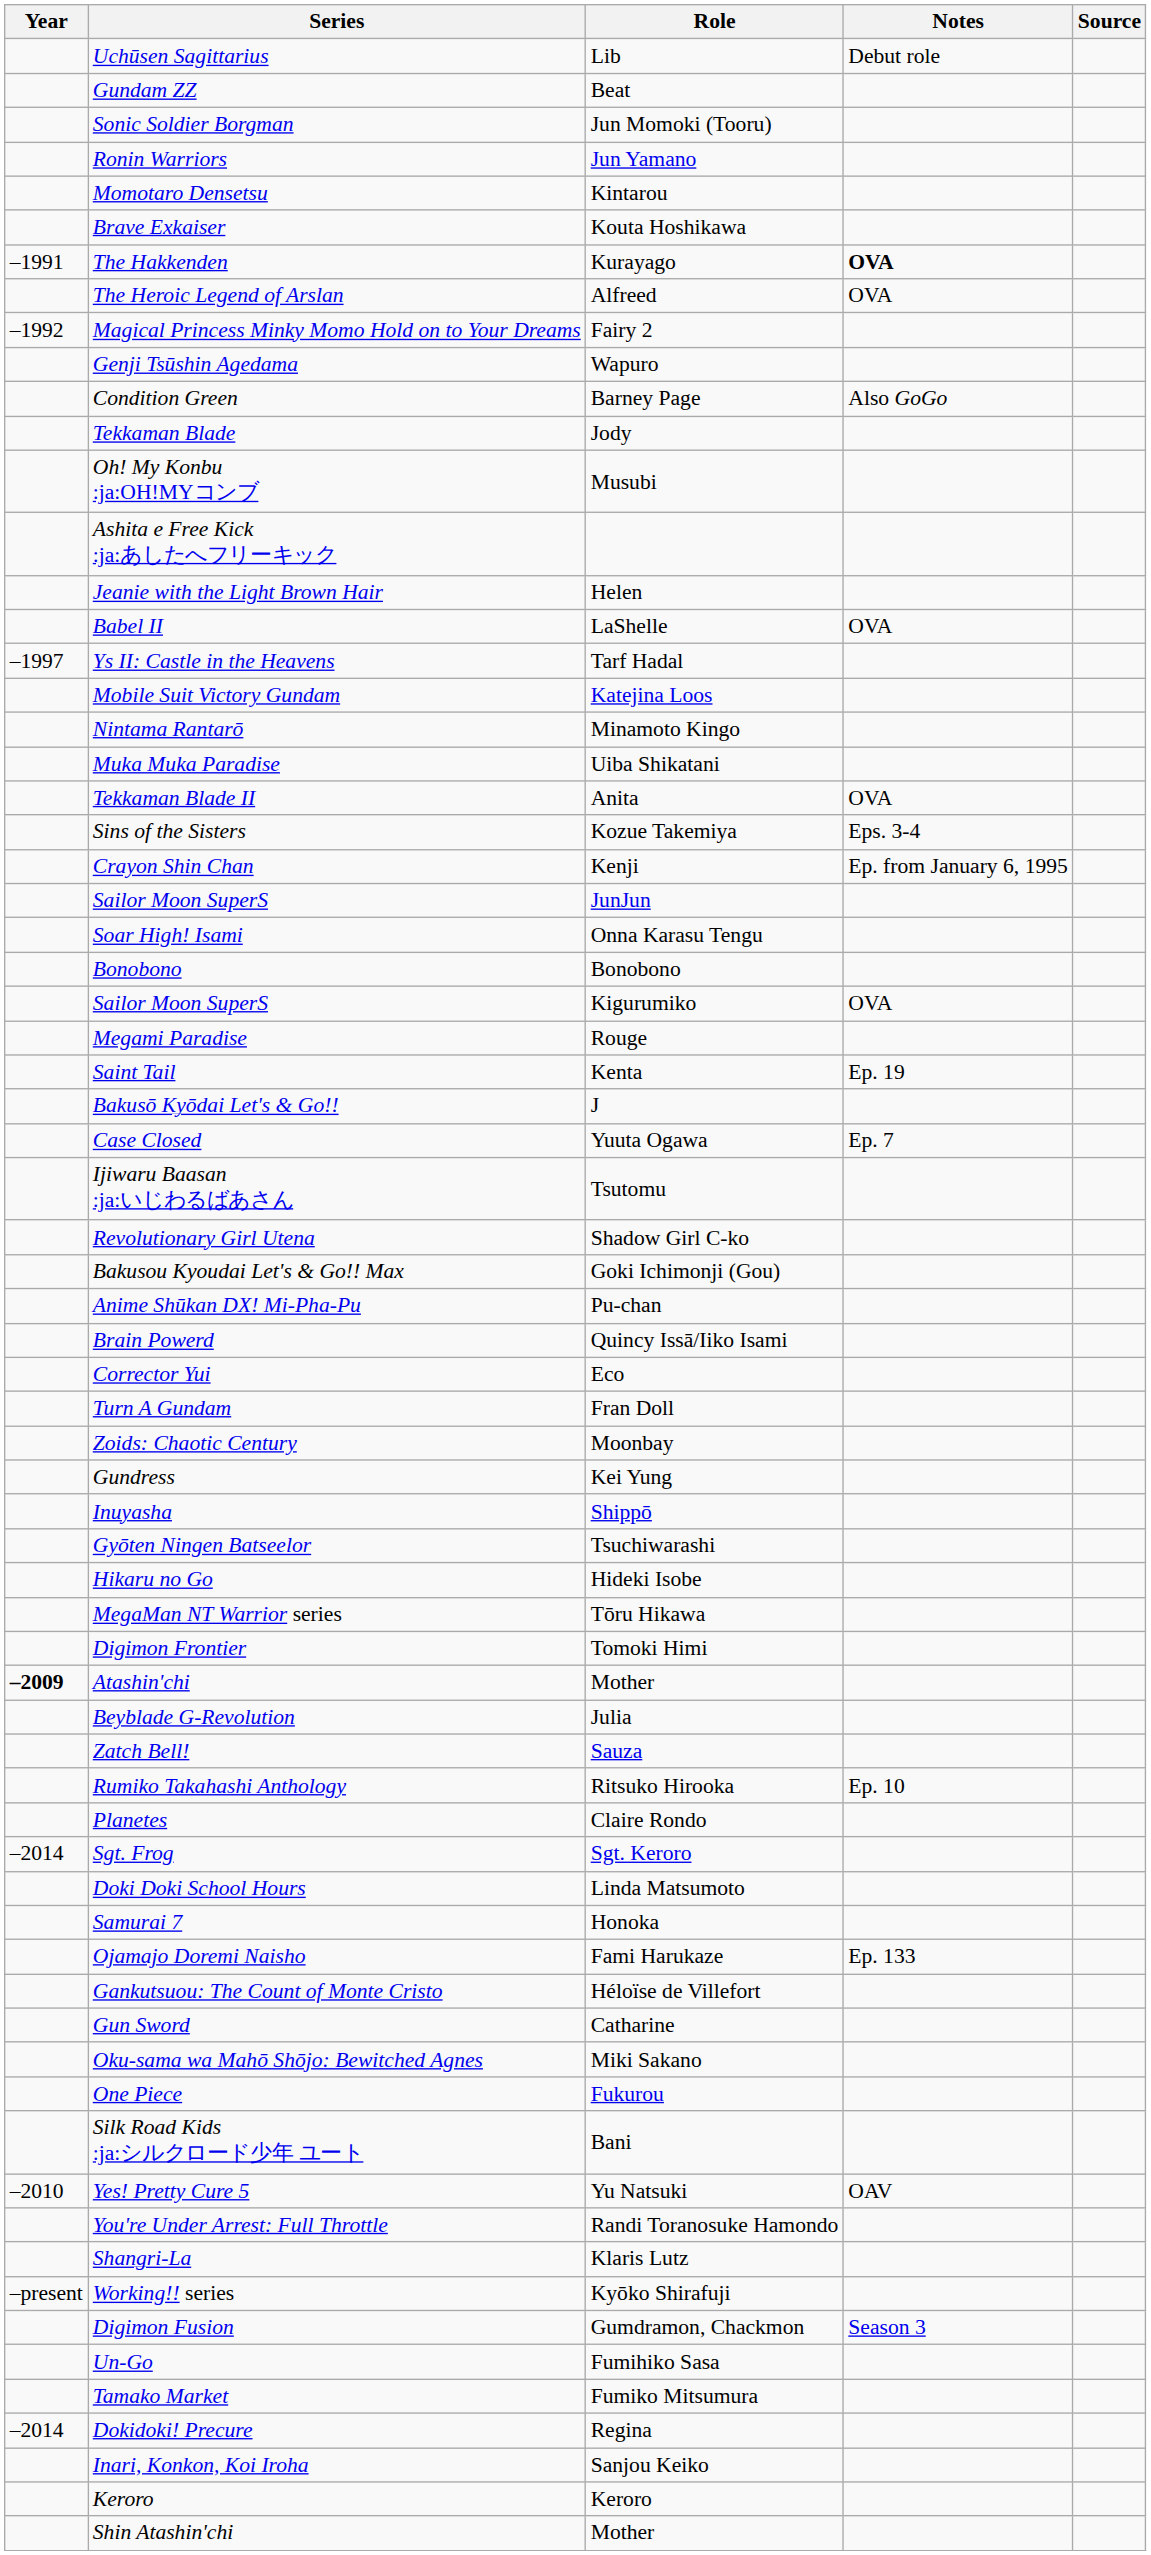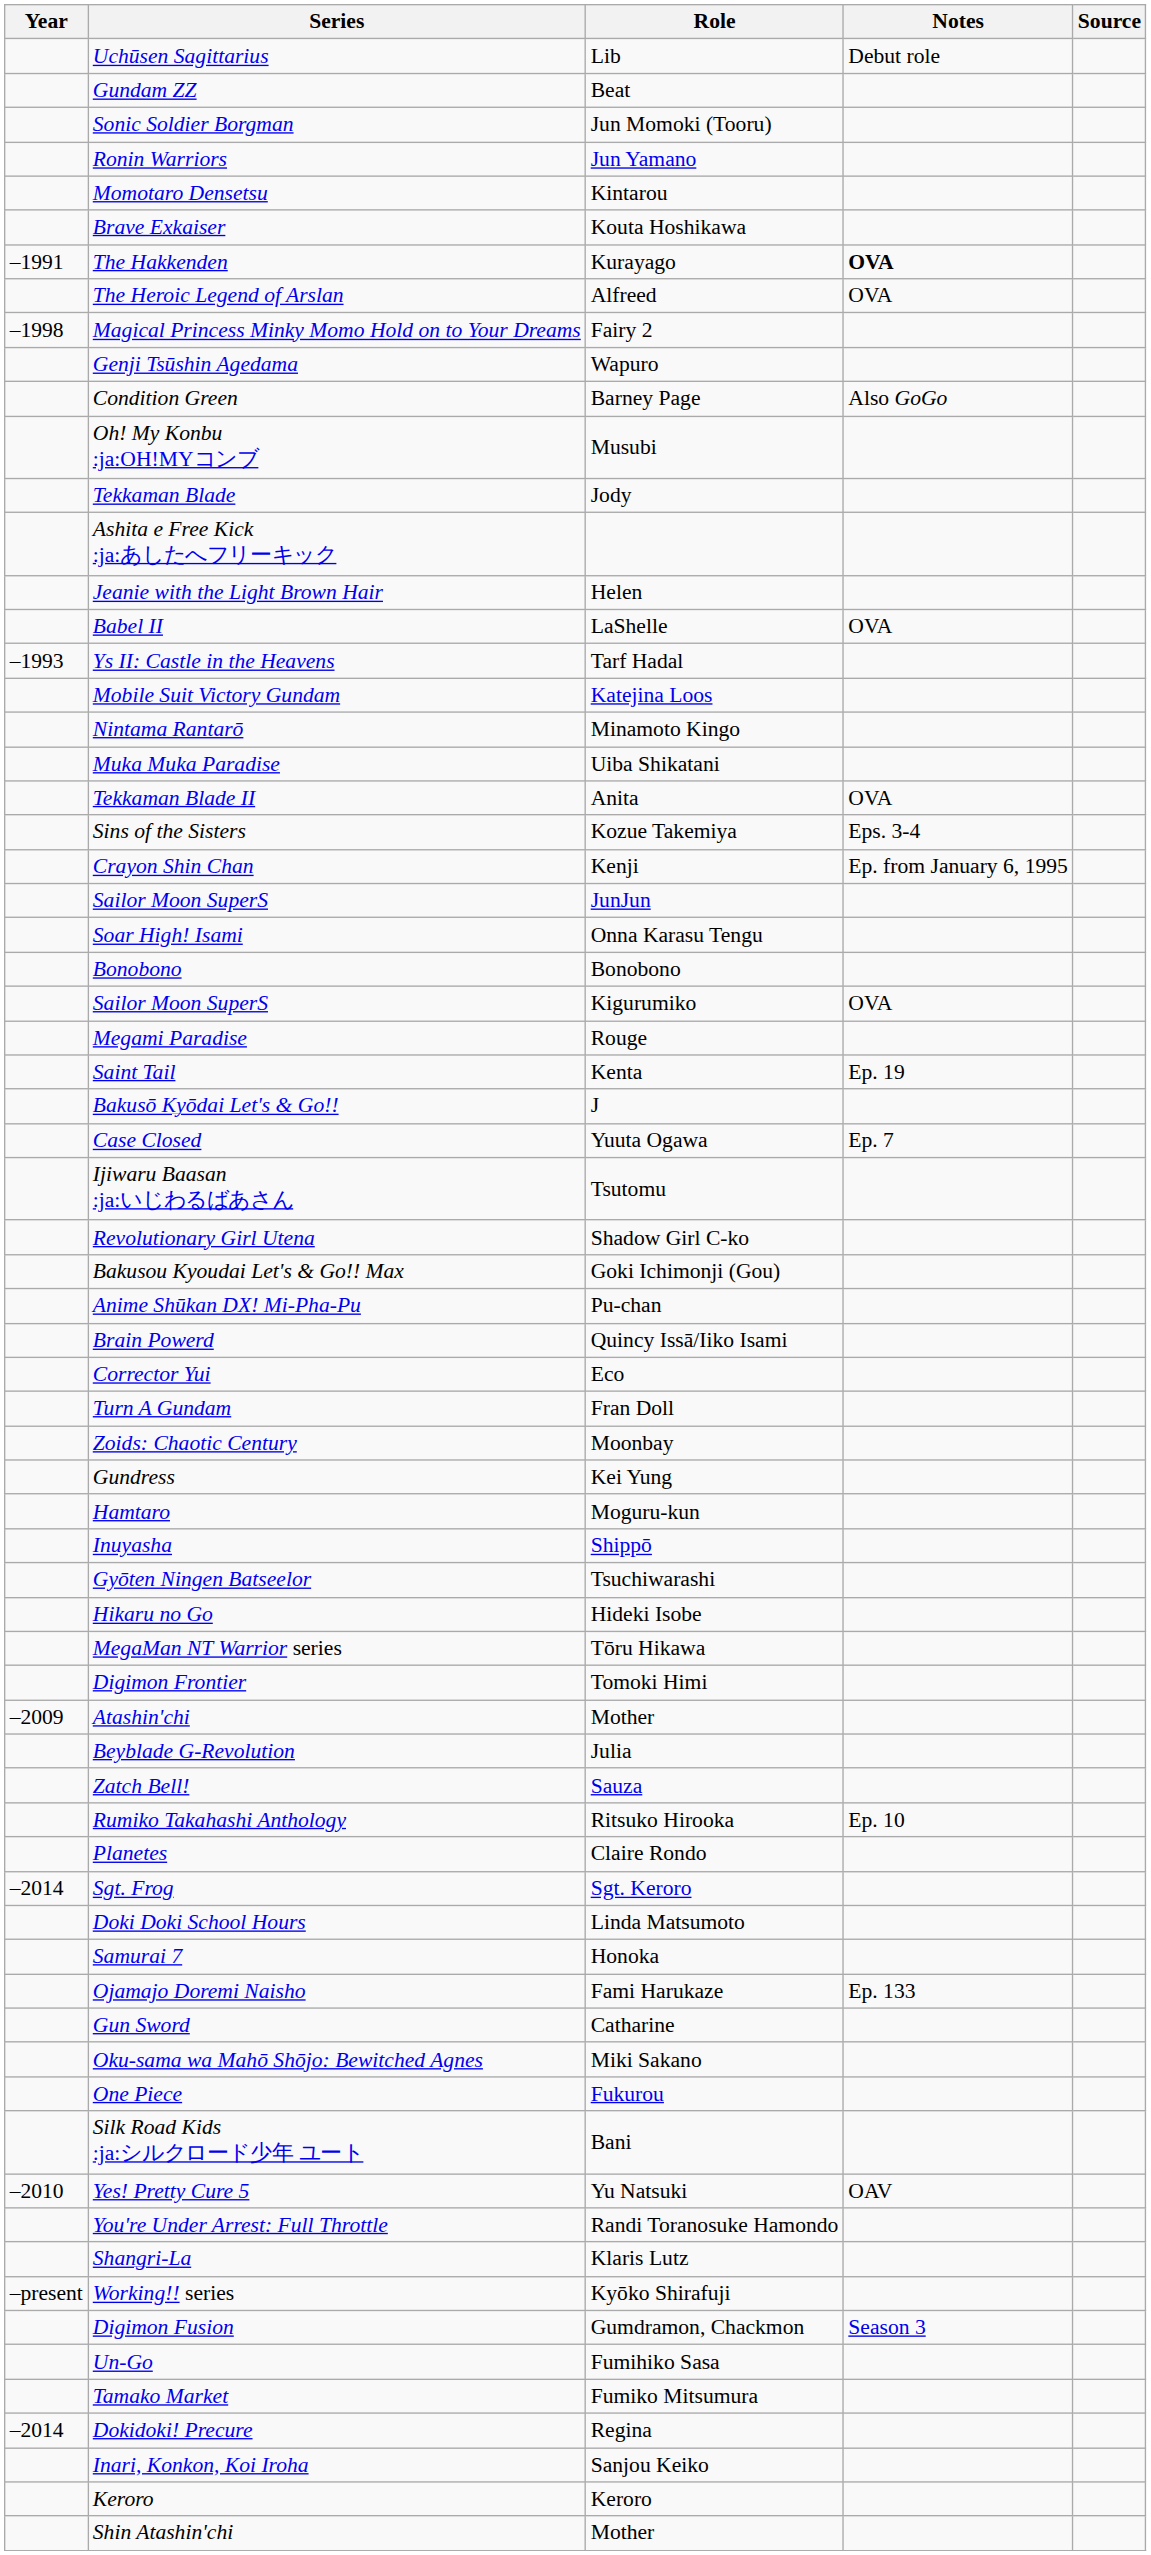(37, 329) –1992 -> (37, 329) –1998
rows swapped: (176, 479) <-> (164, 432)
(37, 660) –1997 -> (37, 660) –1993
+ row: (131, 1511)
(37, 1682) bold -> (37, 1716) normal
- row: (268, 1990)
